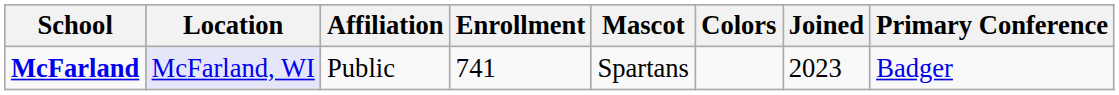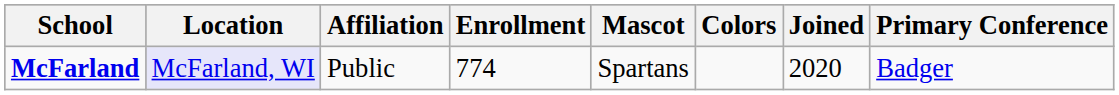(476, 67) 741 -> (476, 67) 774
(815, 67) 2023 -> (815, 67) 2020
